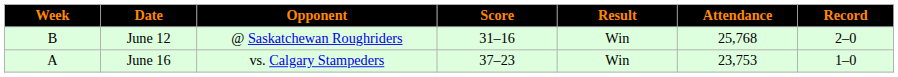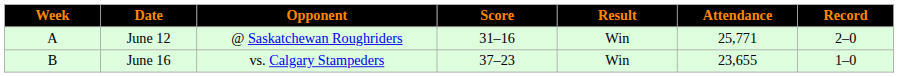(53, 38) B -> (53, 38) A
(737, 38) 25,768 -> (737, 38) 25,771
(53, 60) A -> (53, 60) B
(737, 60) 23,753 -> (737, 60) 23,655
